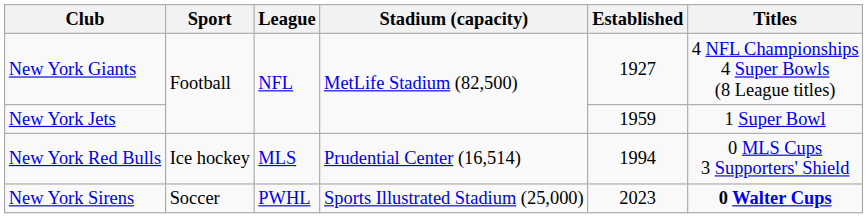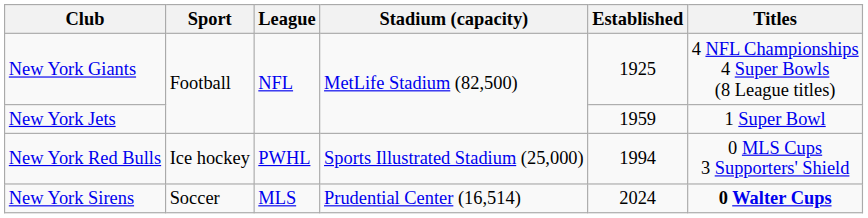(638, 68) 1927 -> (638, 68) 1925
(277, 158) MLS -> (284, 158) PWHL
(422, 158) Prudential Center (16,514) -> (454, 158) Sports Illustrated Stadium (25,000)
(284, 197) PWHL -> (277, 197) MLS
(454, 197) Sports Illustrated Stadium (25,000) -> (422, 197) Prudential Center (16,514)
(638, 197) 2023 -> (638, 197) 2024
